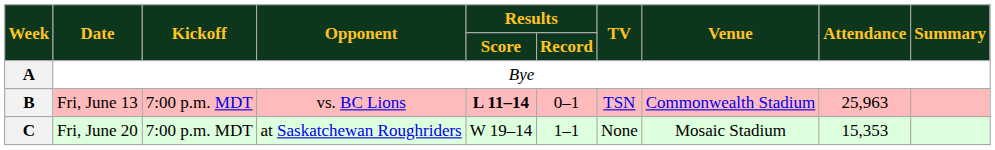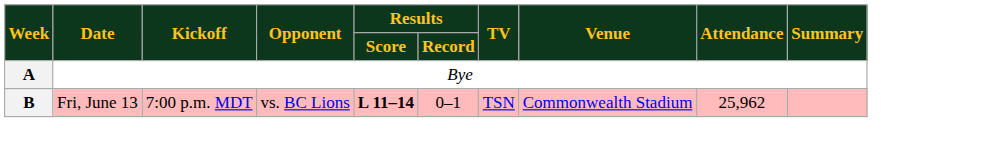(865, 102) 25,963 -> (742, 102) 25,962
- row: (29, 131)
